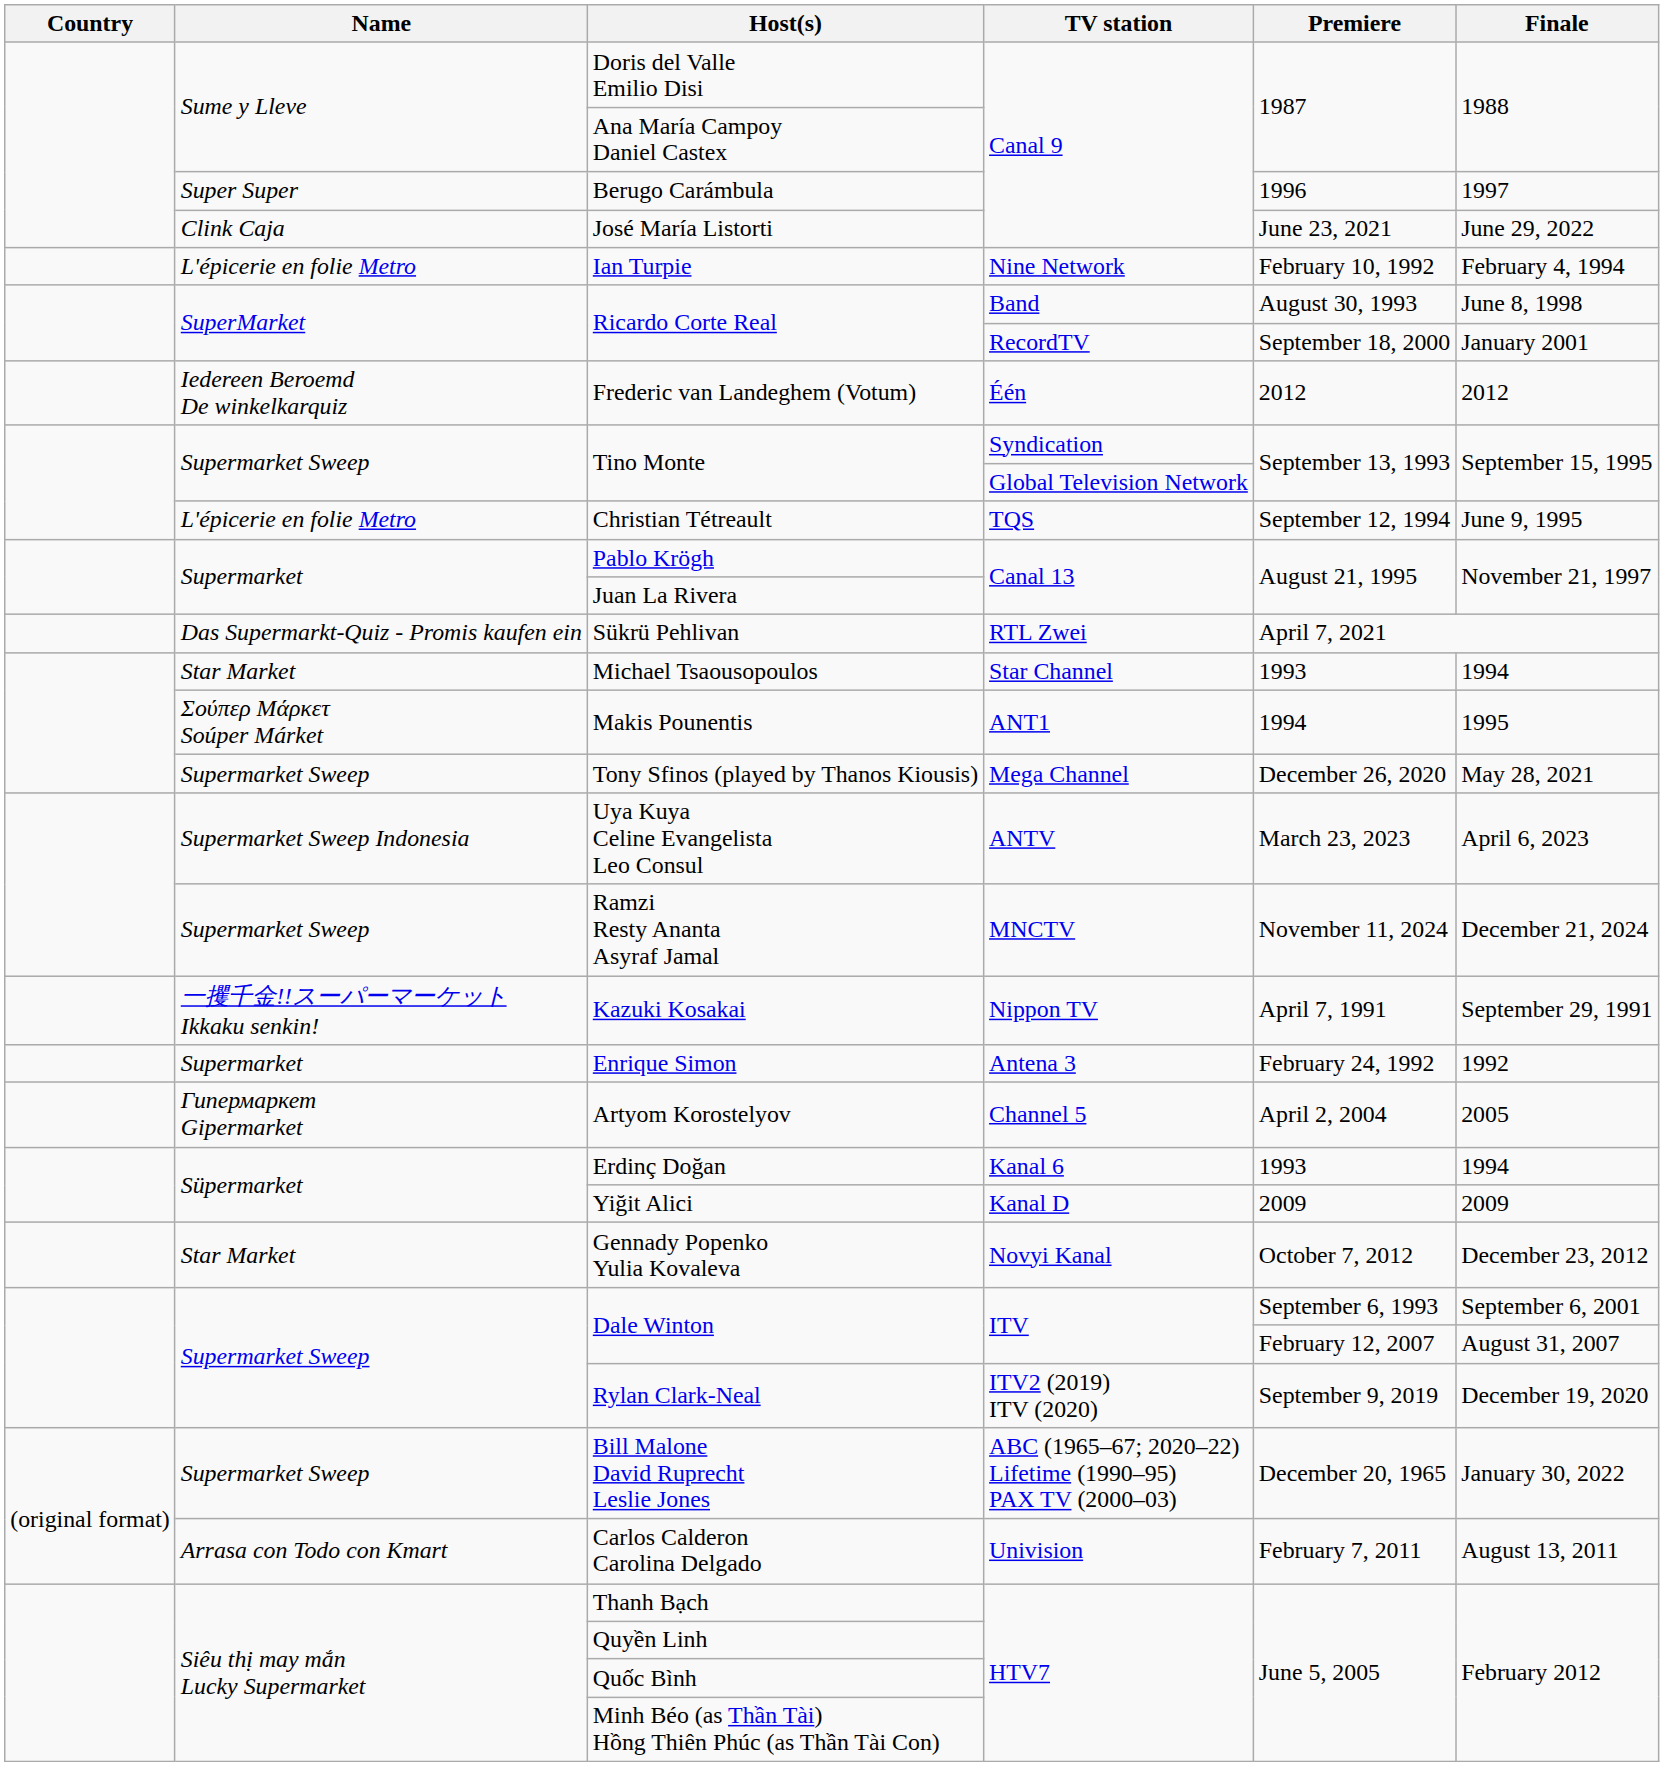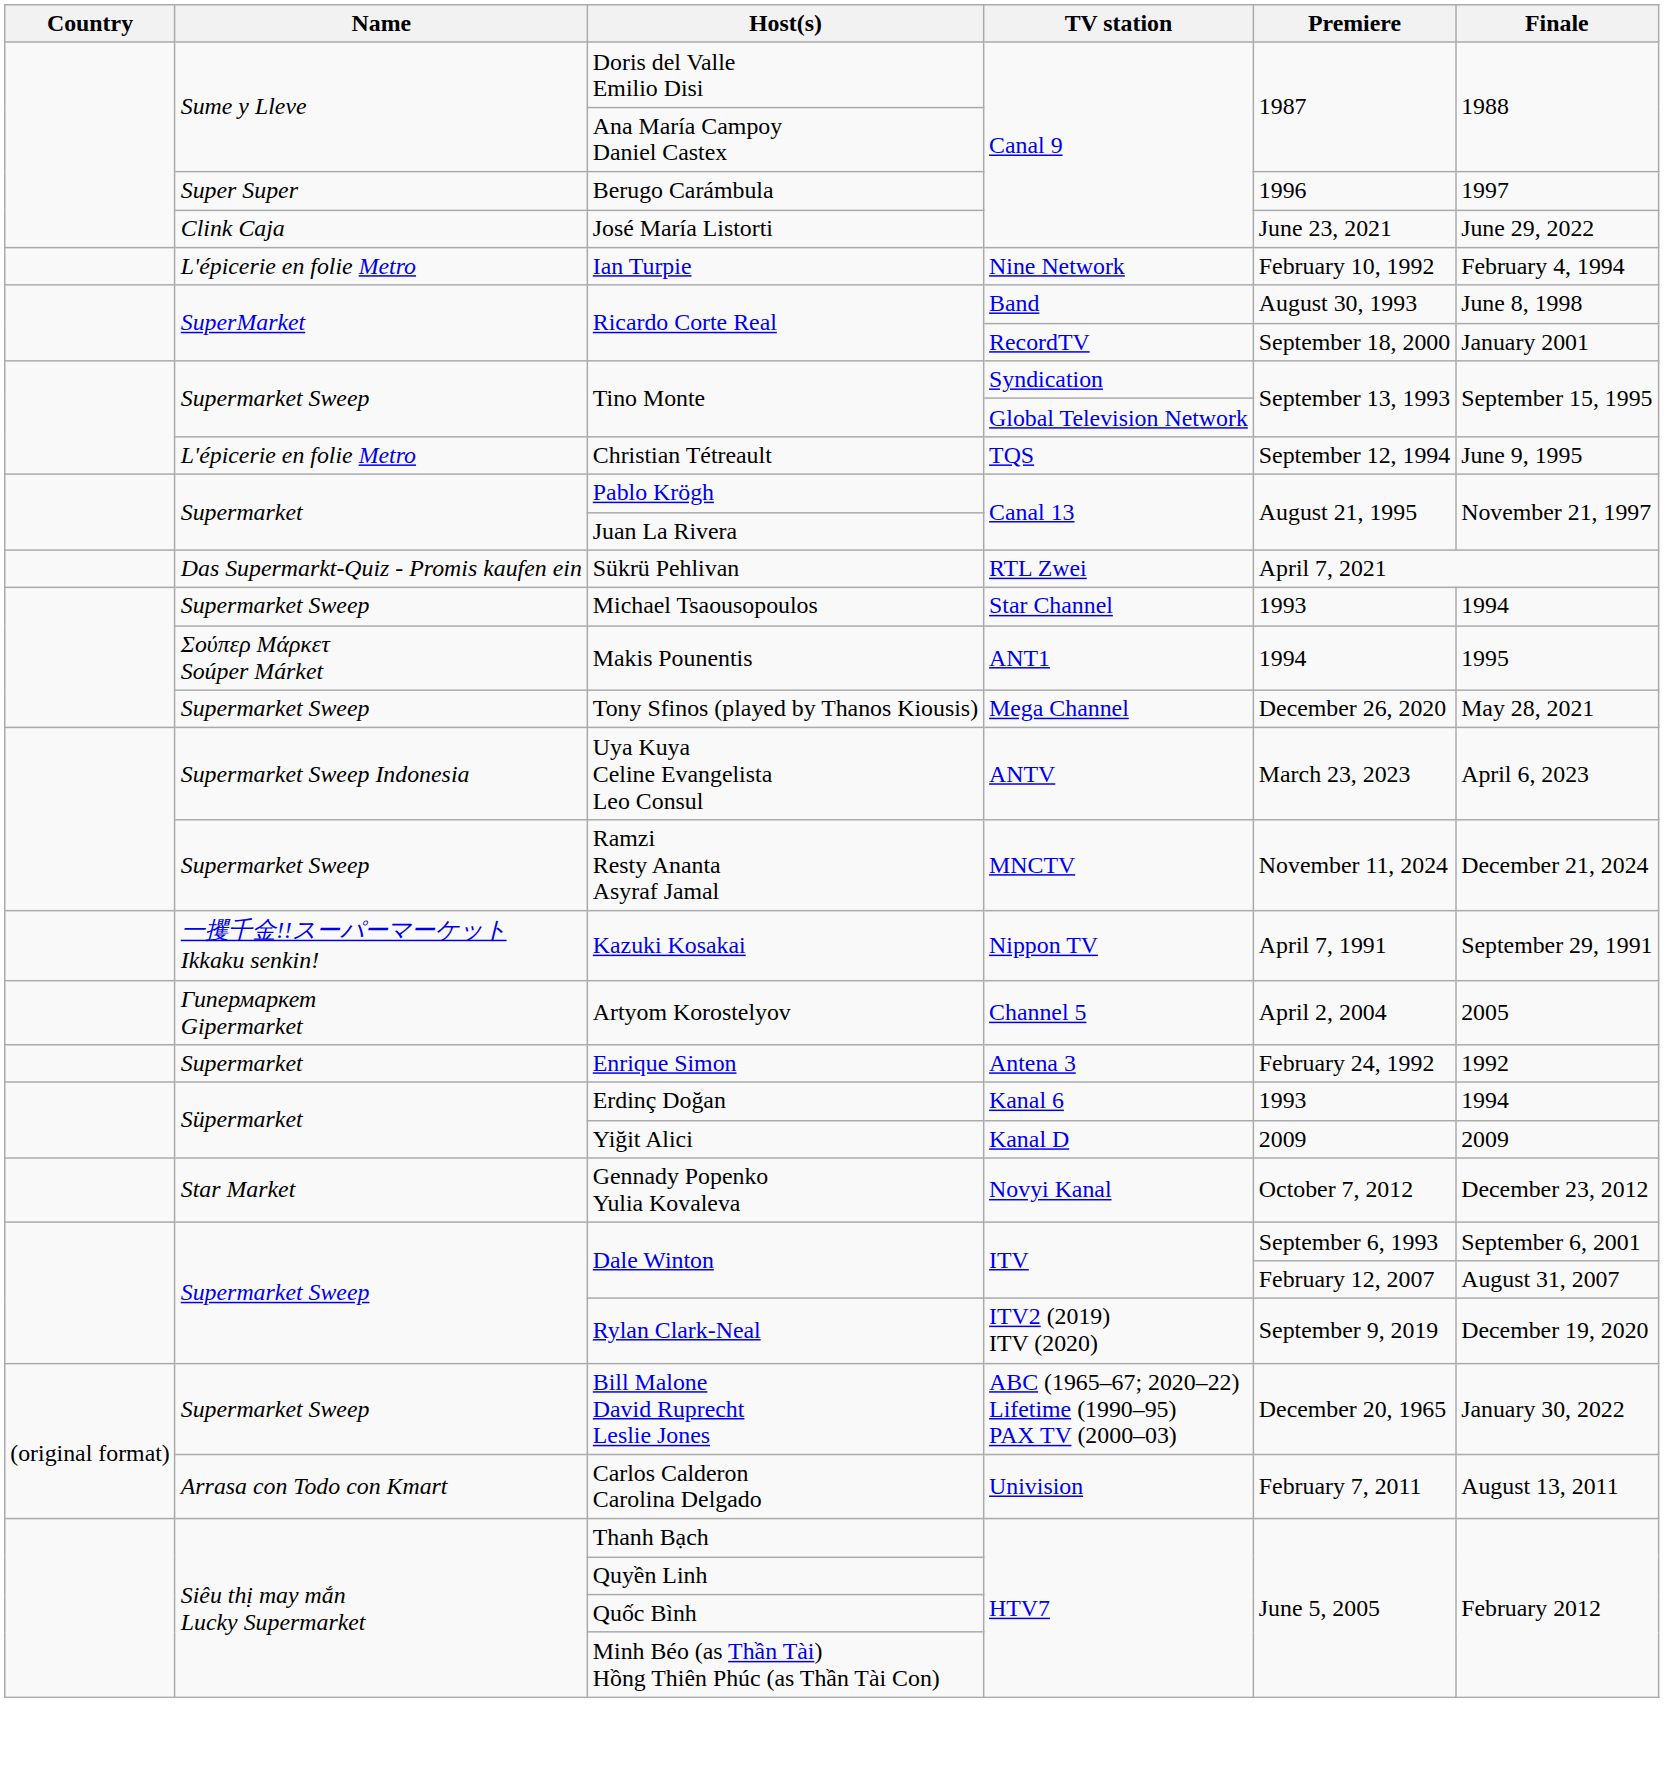- row: (754, 392)
(238, 670) Star Market -> (275, 606) Supermarket Sweep
rows swapped: (692, 1114) <-> (665, 1063)
